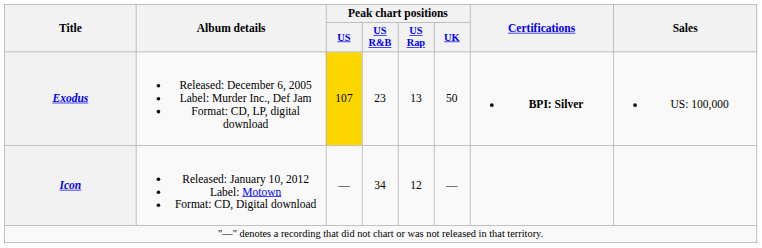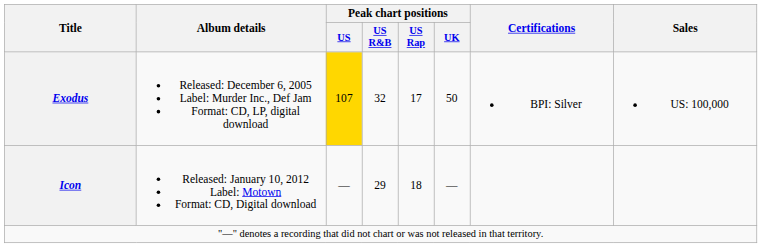(380, 98) 23 -> (380, 98) 32
(416, 98) 13 -> (416, 98) 17
(542, 105) bold -> (542, 105) normal
(380, 185) 34 -> (380, 185) 29
(416, 185) 12 -> (416, 185) 18
